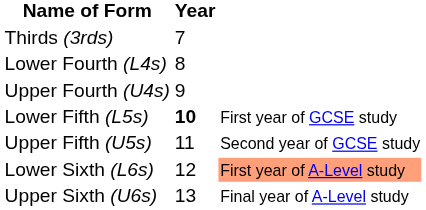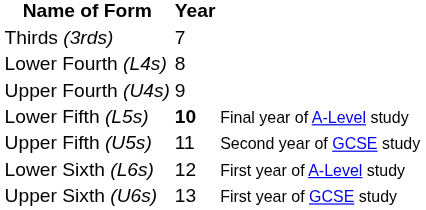(309, 118) First year of GCSE study -> (314, 118) Final year of A-Level study
(313, 170) lightsalmon background -> (313, 170) no background
(314, 197) Final year of A-Level study -> (309, 197) First year of GCSE study
